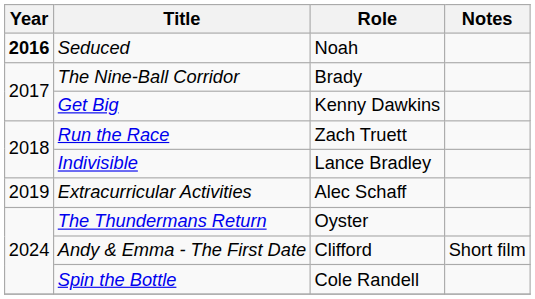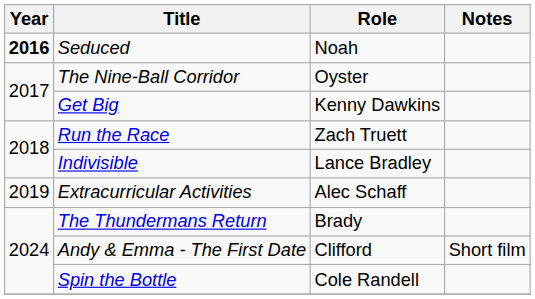(338, 76) Brady -> (341, 76) Oyster
(341, 221) Oyster -> (338, 221) Brady
